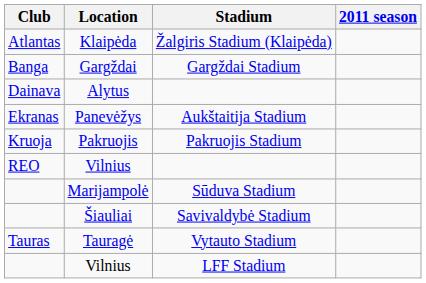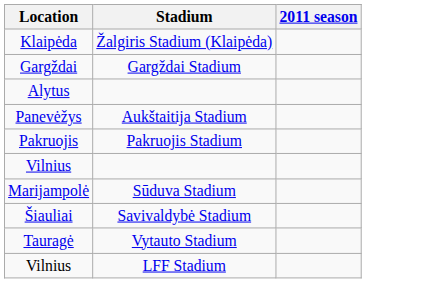- column: (34, 16)
